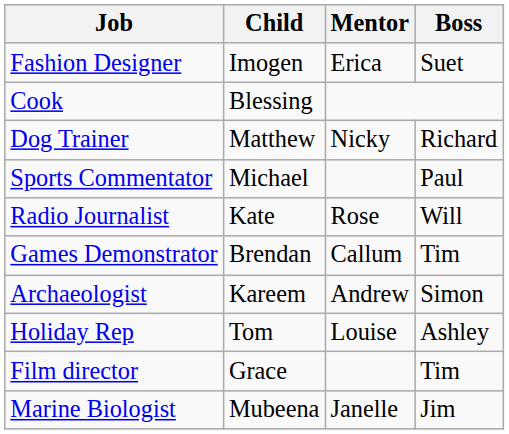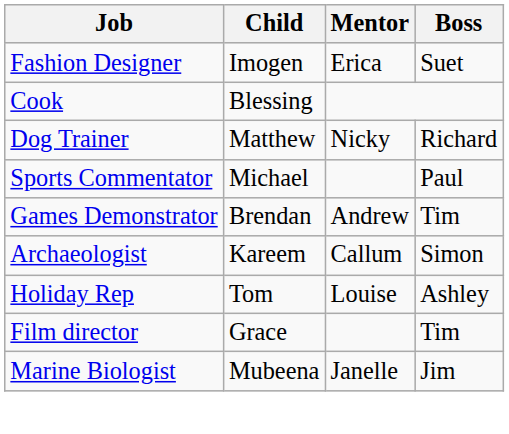- row: (90, 216)
(366, 255) Callum -> (370, 216) Andrew
(370, 293) Andrew -> (366, 255) Callum
